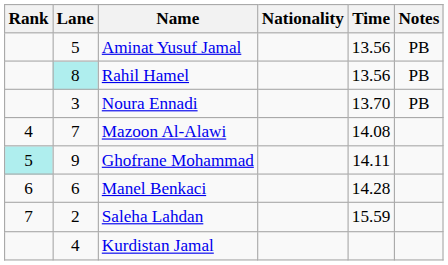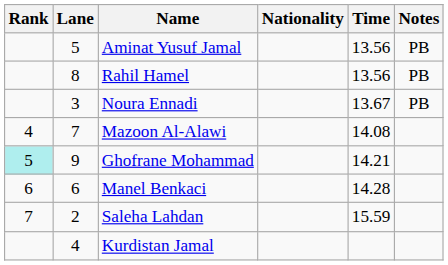(75, 75) paleturquoise background -> (75, 75) no background
(371, 103) 13.70 -> (371, 103) 13.67
(371, 160) 14.11 -> (371, 160) 14.21
